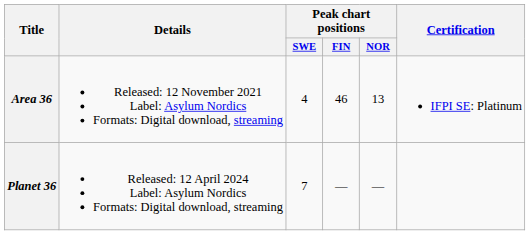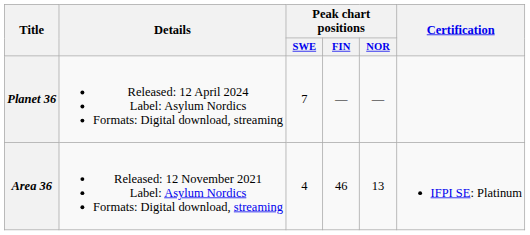rows swapped: (32, 99) <-> (32, 186)
